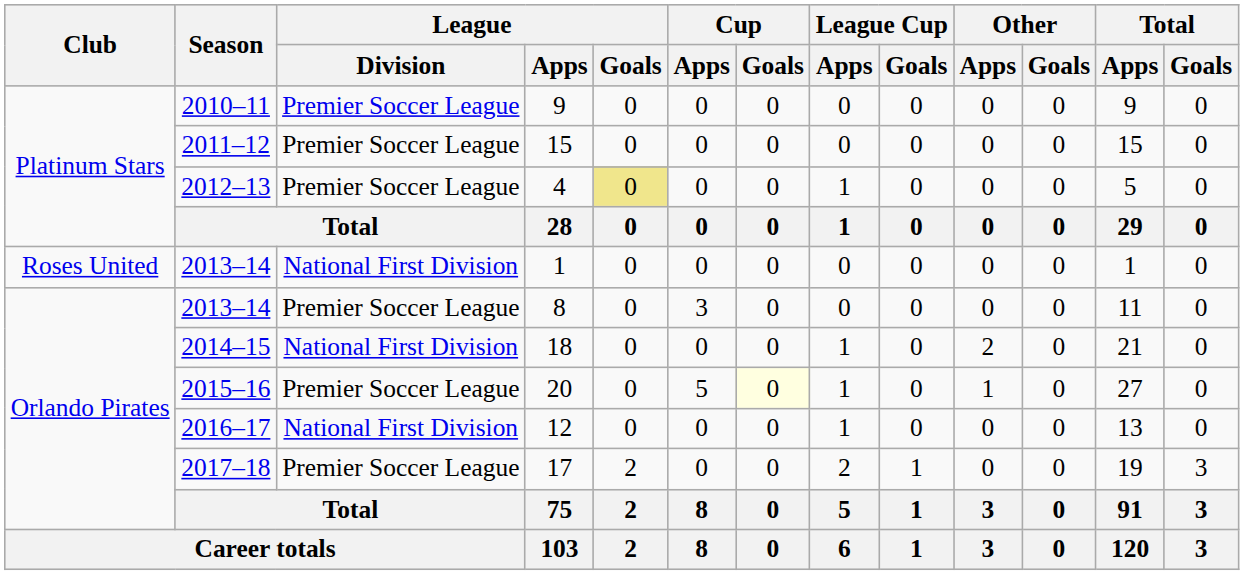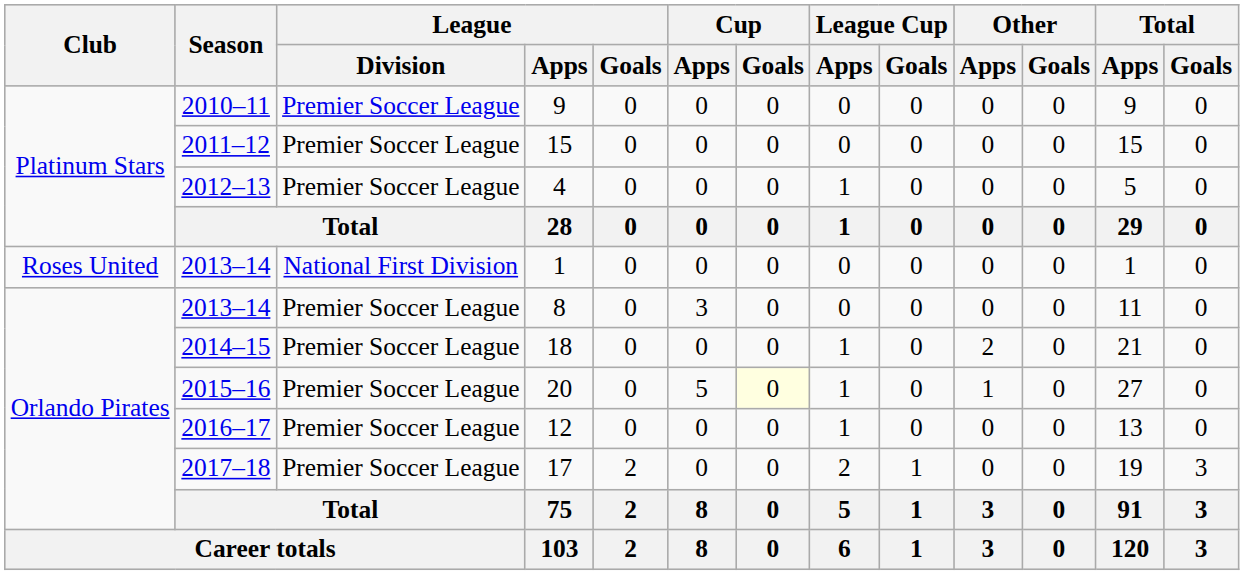(631, 186) khaki background -> (631, 186) no background
(401, 347) National First Division -> (401, 347) Premier Soccer League
(401, 428) National First Division -> (401, 428) Premier Soccer League
